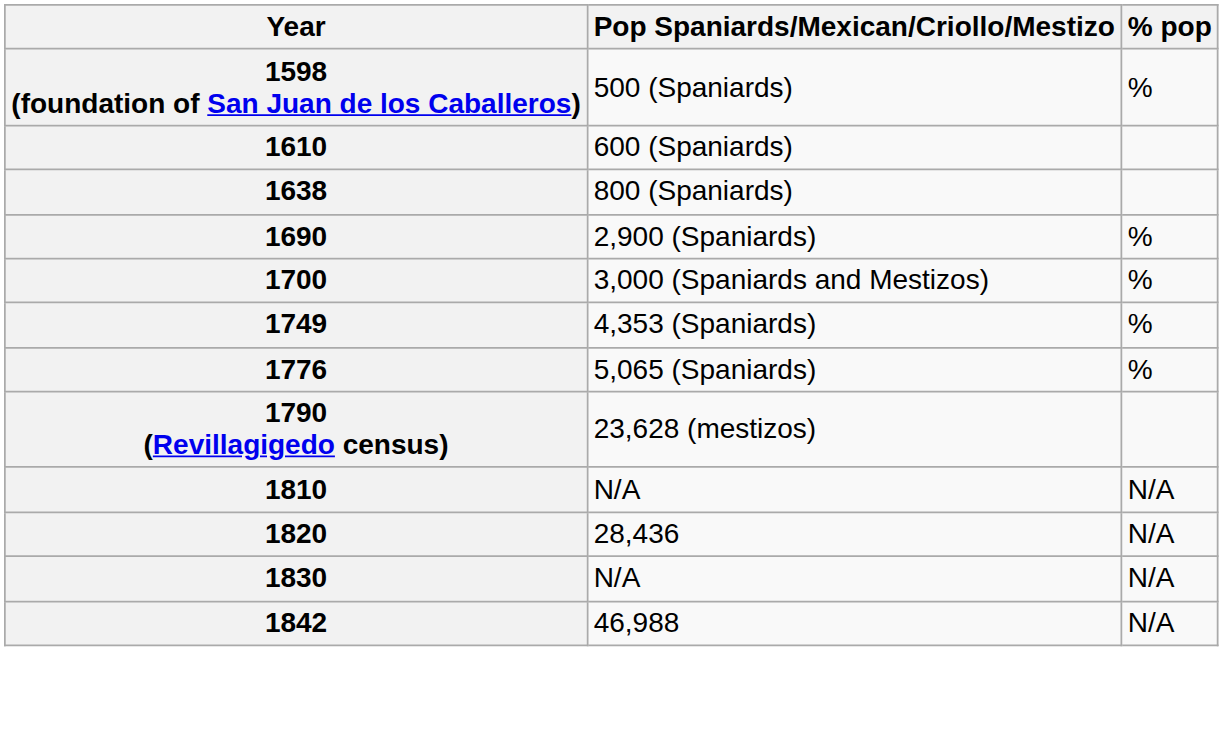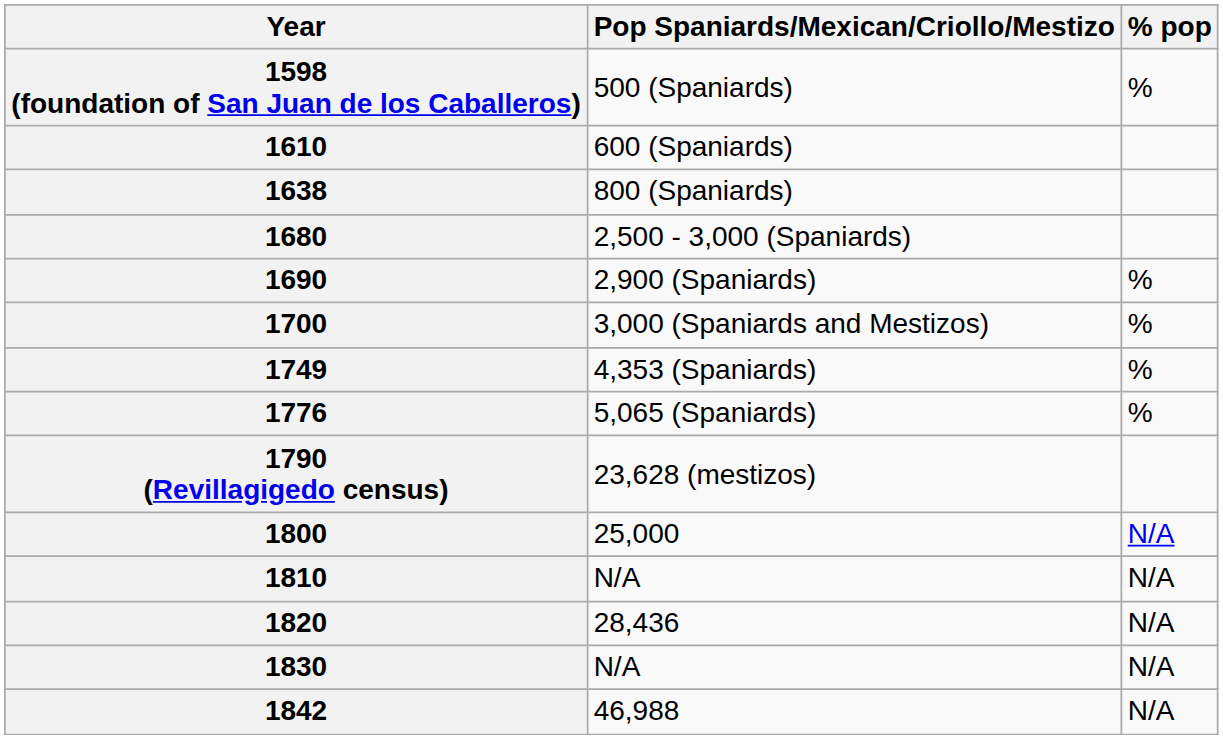+ row: (296, 235)
+ row: (296, 533)
